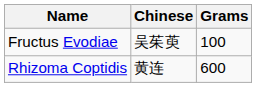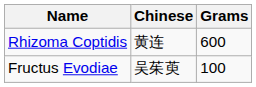rows swapped: (68, 69) <-> (63, 42)
